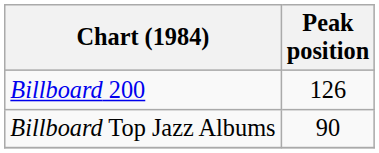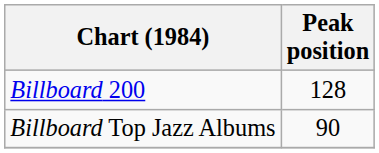(328, 89) 126 -> (328, 89) 128
